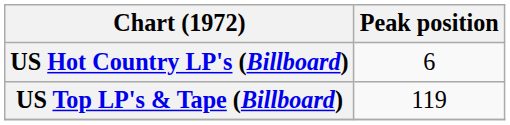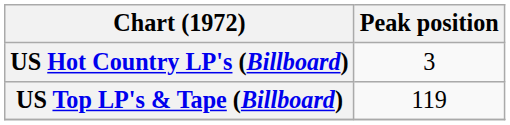(429, 61) 6 -> (429, 61) 3
